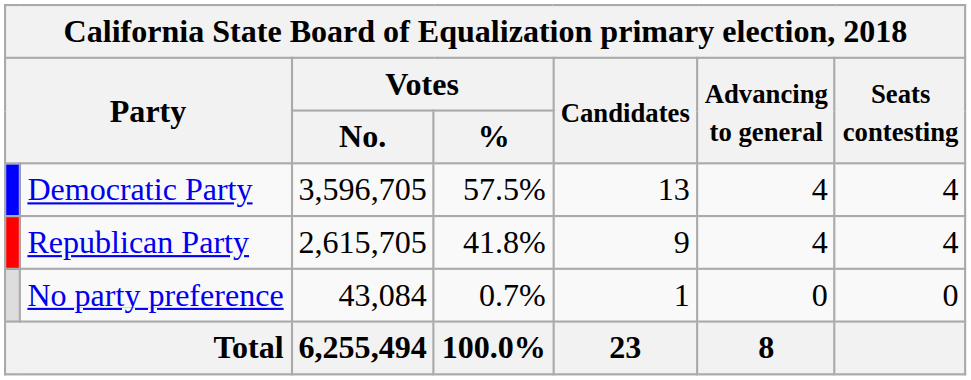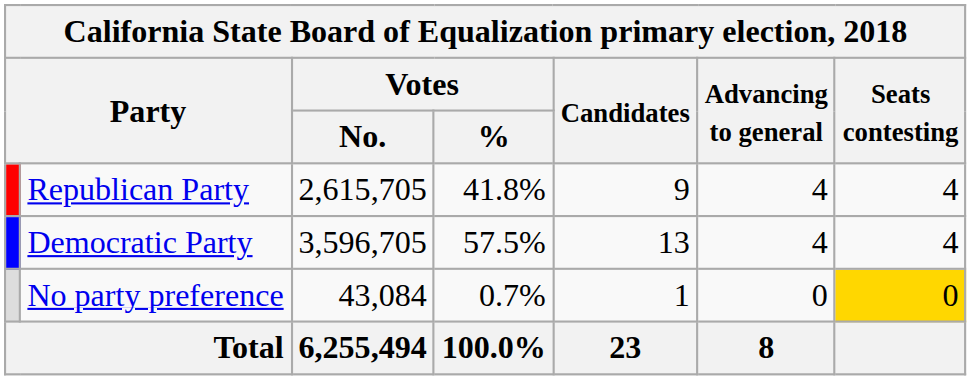rows swapped: (140, 189) <-> (138, 242)
(950, 295) no background -> (950, 295) gold background
